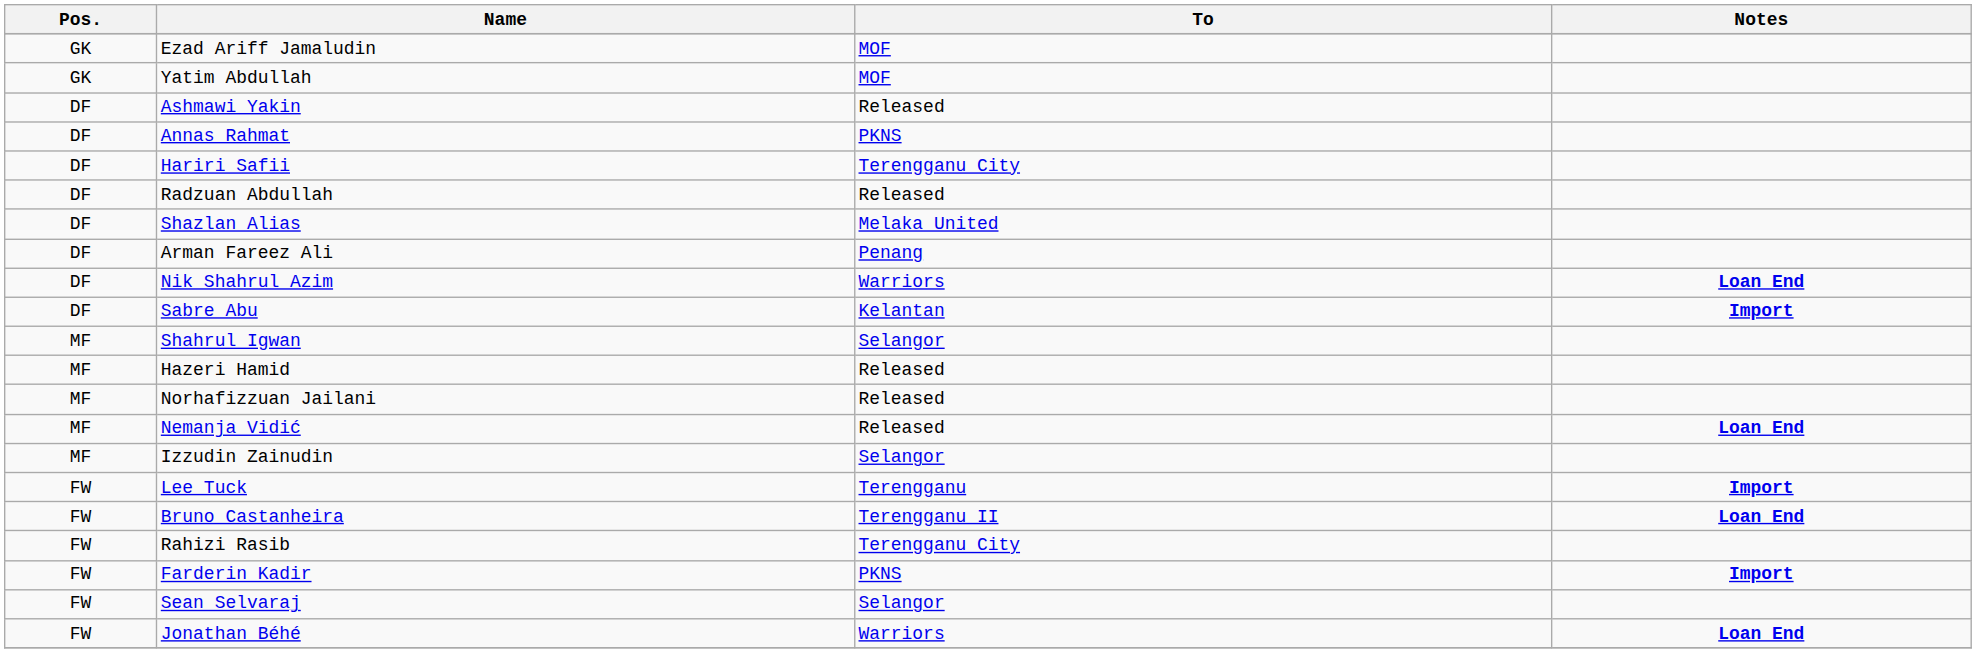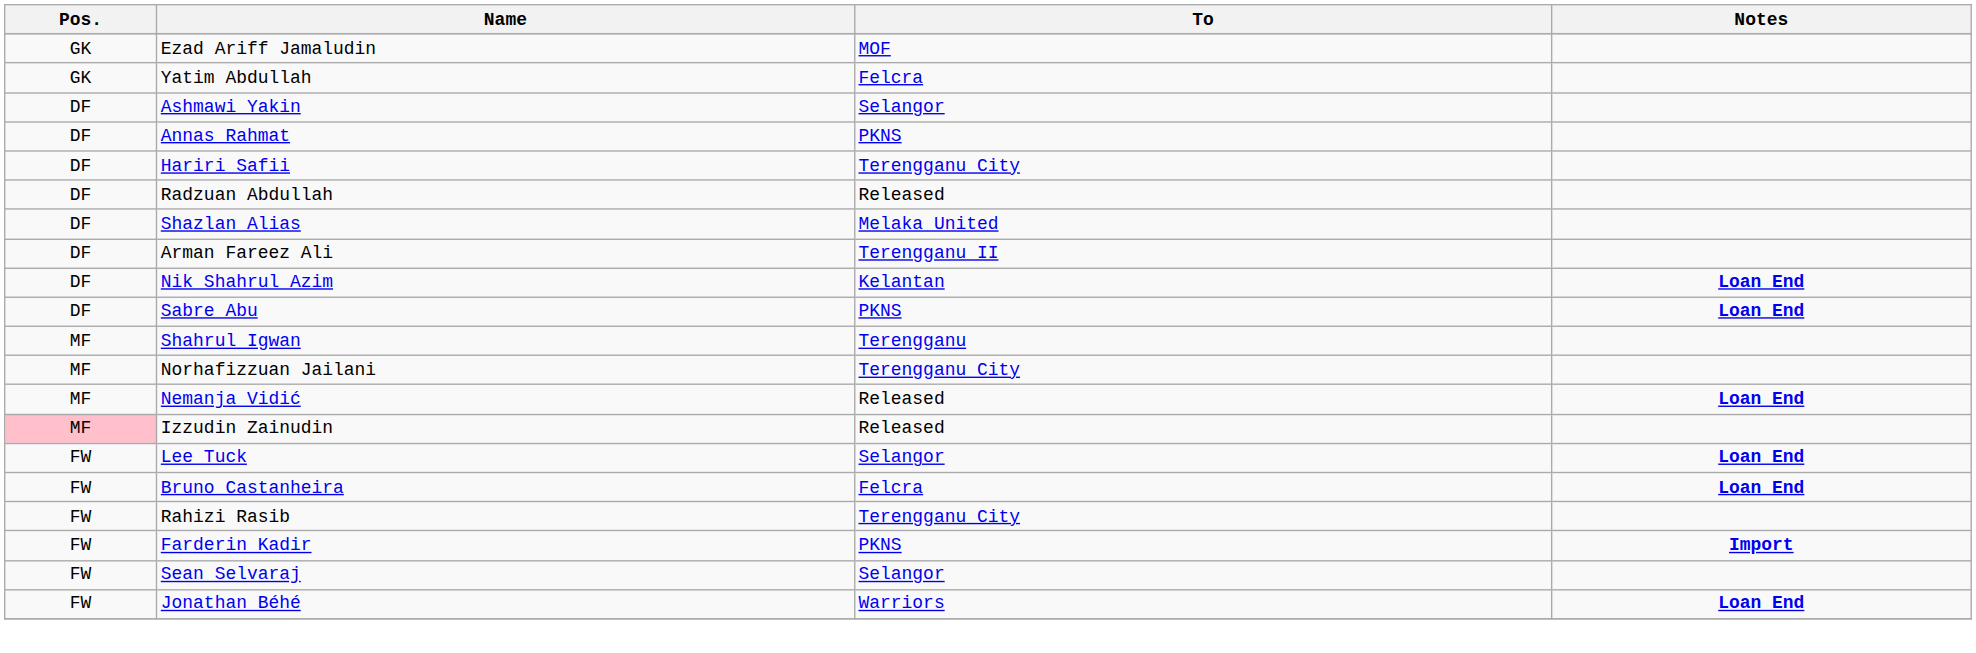(875, 78) MOF -> (891, 78) Felcra
(902, 107) Released -> (902, 107) Selangor
(891, 253) Penang -> (929, 253) Terengganu II
(902, 282) Warriors -> (902, 282) Kelantan
(902, 312) Kelantan -> (880, 312) PKNS
(1761, 312) Import -> (1761, 312) Loan End
(902, 341) Selangor -> (912, 341) Terengganu
- row: (225, 370)
(902, 399) Released -> (939, 370) Terengganu City
(81, 458) no background -> (81, 429) pink background
(902, 458) Selangor -> (902, 429) Released
(912, 487) Terengganu -> (902, 458) Selangor
(1761, 487) Import -> (1761, 458) Loan End
(929, 516) Terengganu II -> (891, 487) Felcra
